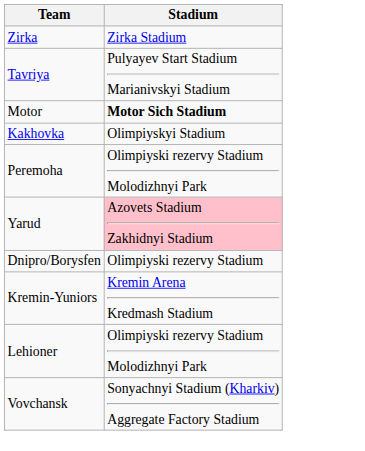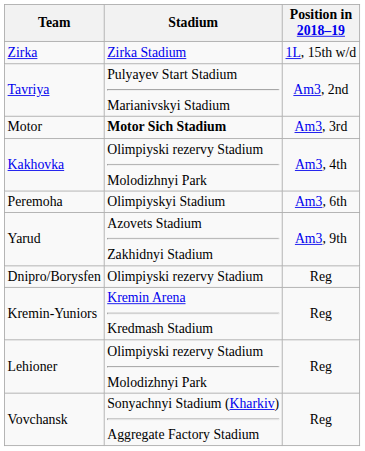+ column: (321, 23)
(166, 133) Olimpiyskyi Stadium -> (193, 164) Olimpiyski rezervy Stadium Molodizhnyi Park
(193, 170) Olimpiyski rezervy Stadium Molodizhnyi Park -> (166, 201) Olimpiyskyi Stadium
(193, 223) pink background -> (193, 239) no background
